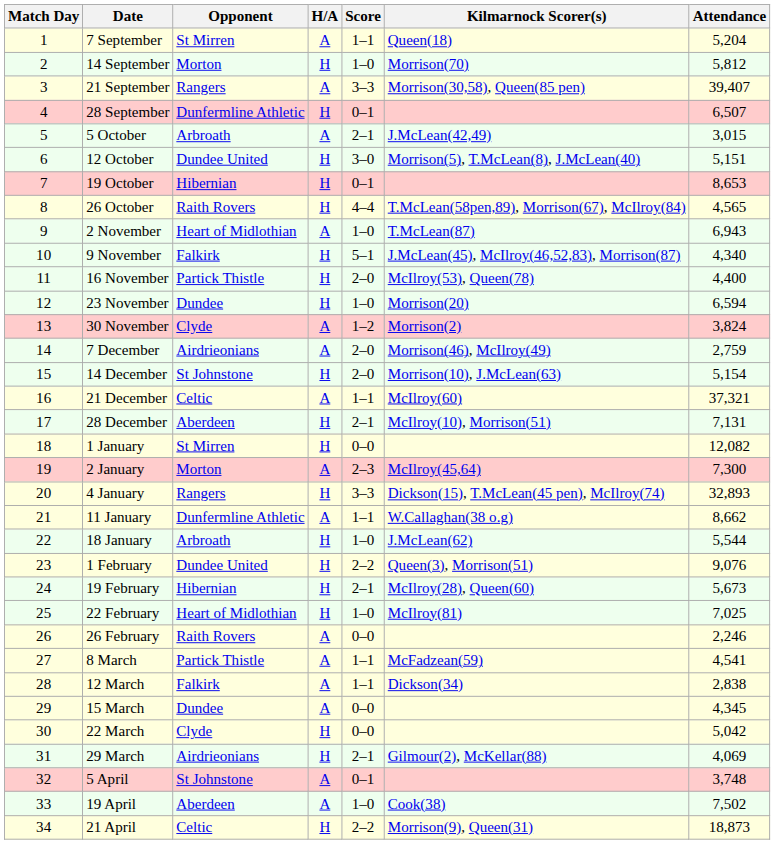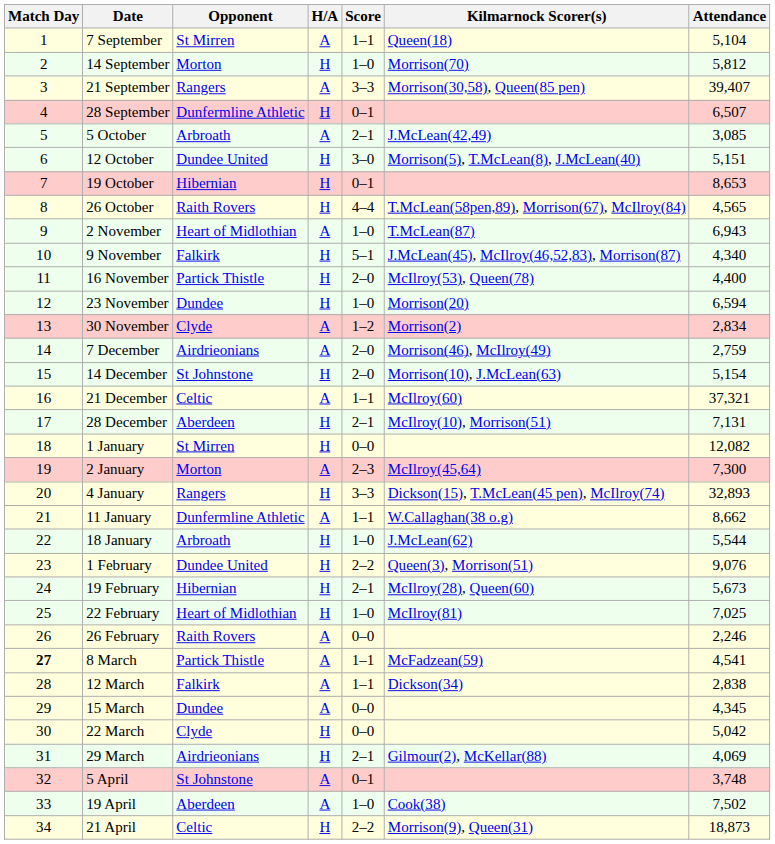(729, 40) 5,204 -> (729, 40) 5,104
(729, 135) 3,015 -> (729, 135) 3,085
(729, 326) 3,824 -> (729, 326) 2,834
(44, 660) normal -> (44, 660) bold
